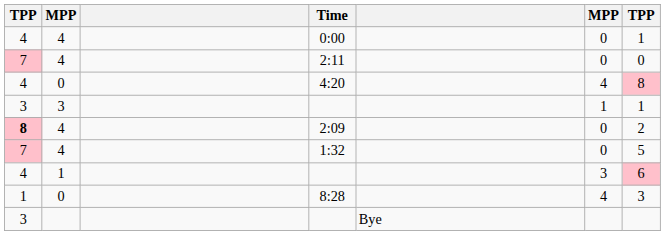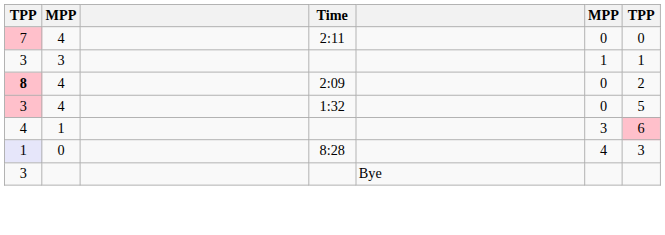- row: (61, 38)
- row: (61, 83)
(23, 151) 7 -> (23, 106) 3
(23, 196) no background -> (23, 151) lavender background
